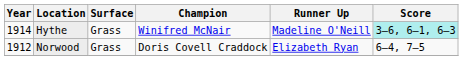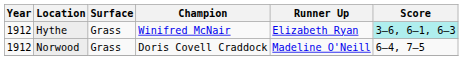(19, 30) 1914 -> (19, 30) 1912
(322, 30) Madeline O'Neill -> (315, 30) Elizabeth Ryan
(315, 47) Elizabeth Ryan -> (322, 47) Madeline O'Neill
